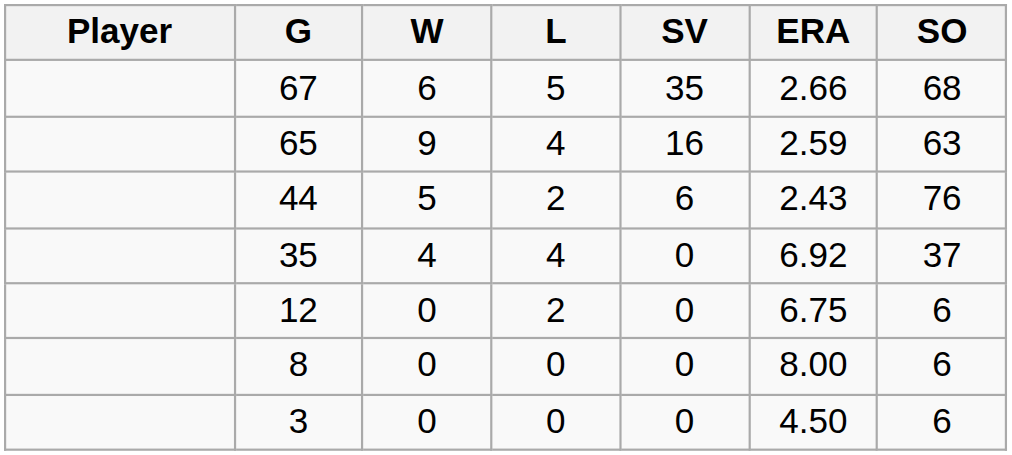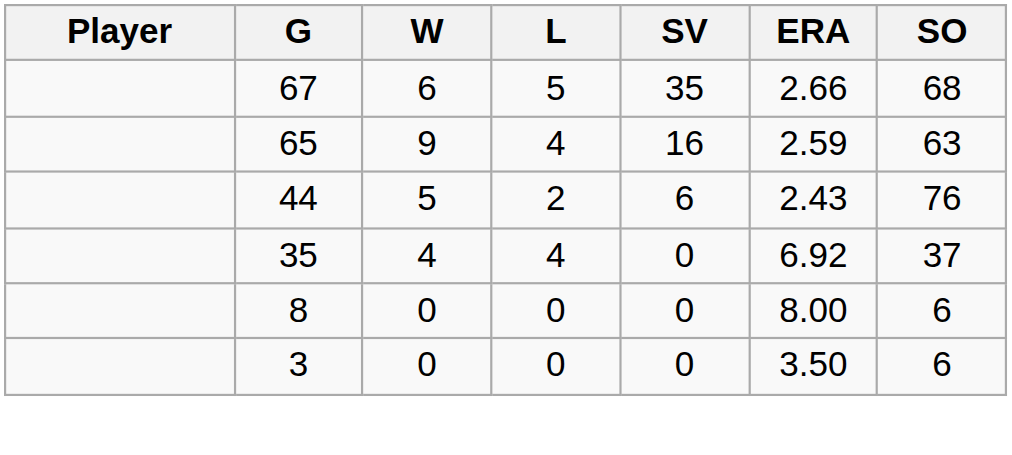- row: (298, 310)
(813, 421) 4.50 -> (813, 365) 3.50
